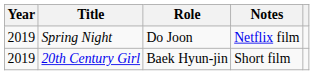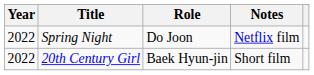(21, 37) 2019 -> (21, 37) 2022
(21, 59) 2019 -> (21, 59) 2022
